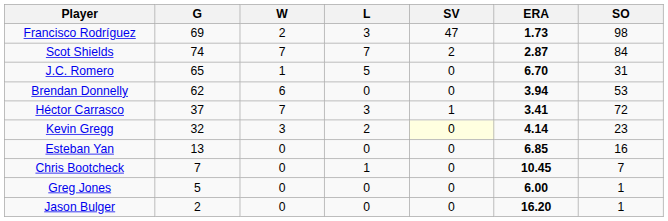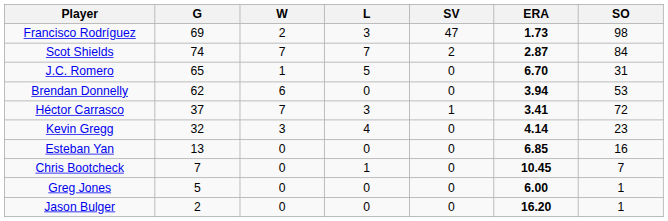(367, 129) 2 -> (367, 129) 4
(451, 129) lightyellow background -> (451, 129) no background
